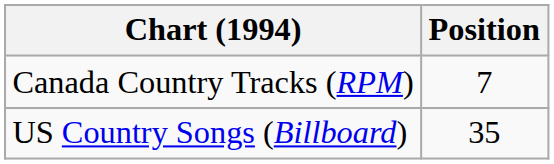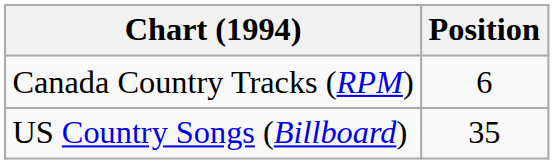(484, 81) 7 -> (484, 81) 6
